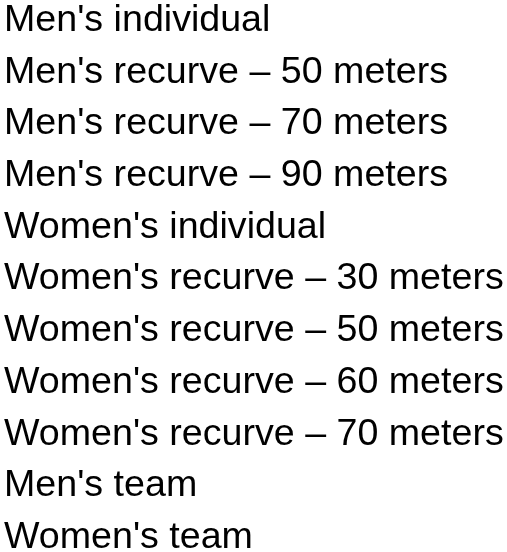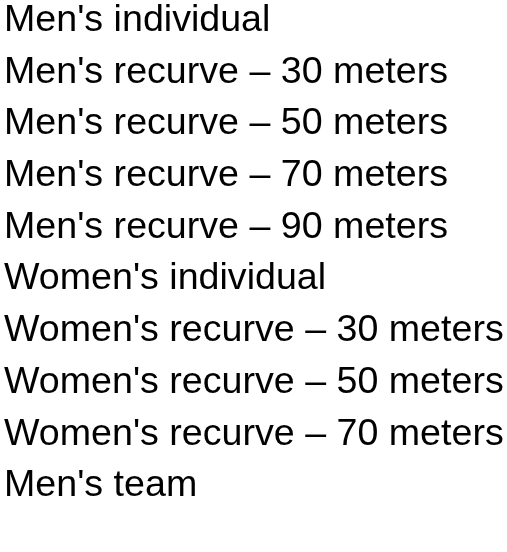+ row: (226, 70)
- row: (254, 380)
- row: (128, 535)
